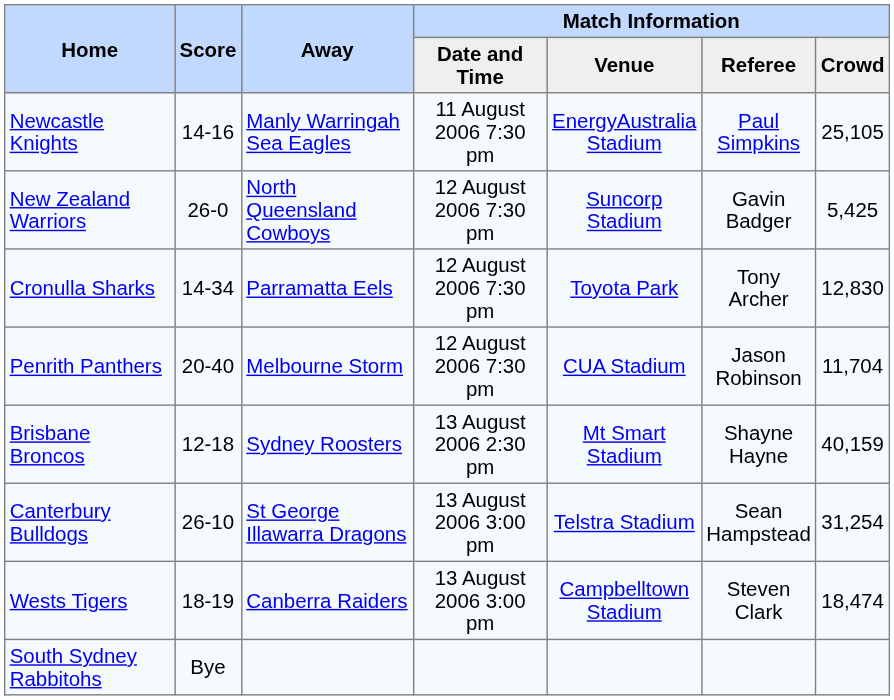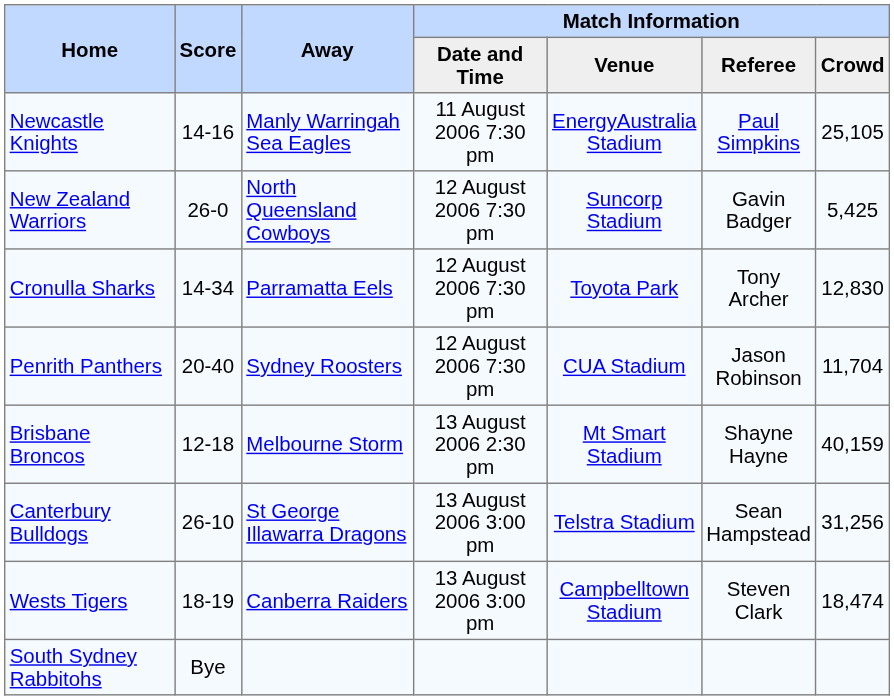(325, 366) Melbourne Storm -> (324, 366) Sydney Roosters
(324, 444) Sydney Roosters -> (325, 444) Melbourne Storm
(853, 522) 31,254 -> (853, 522) 31,256
